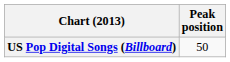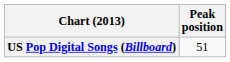(202, 47) 50 -> (202, 47) 51
